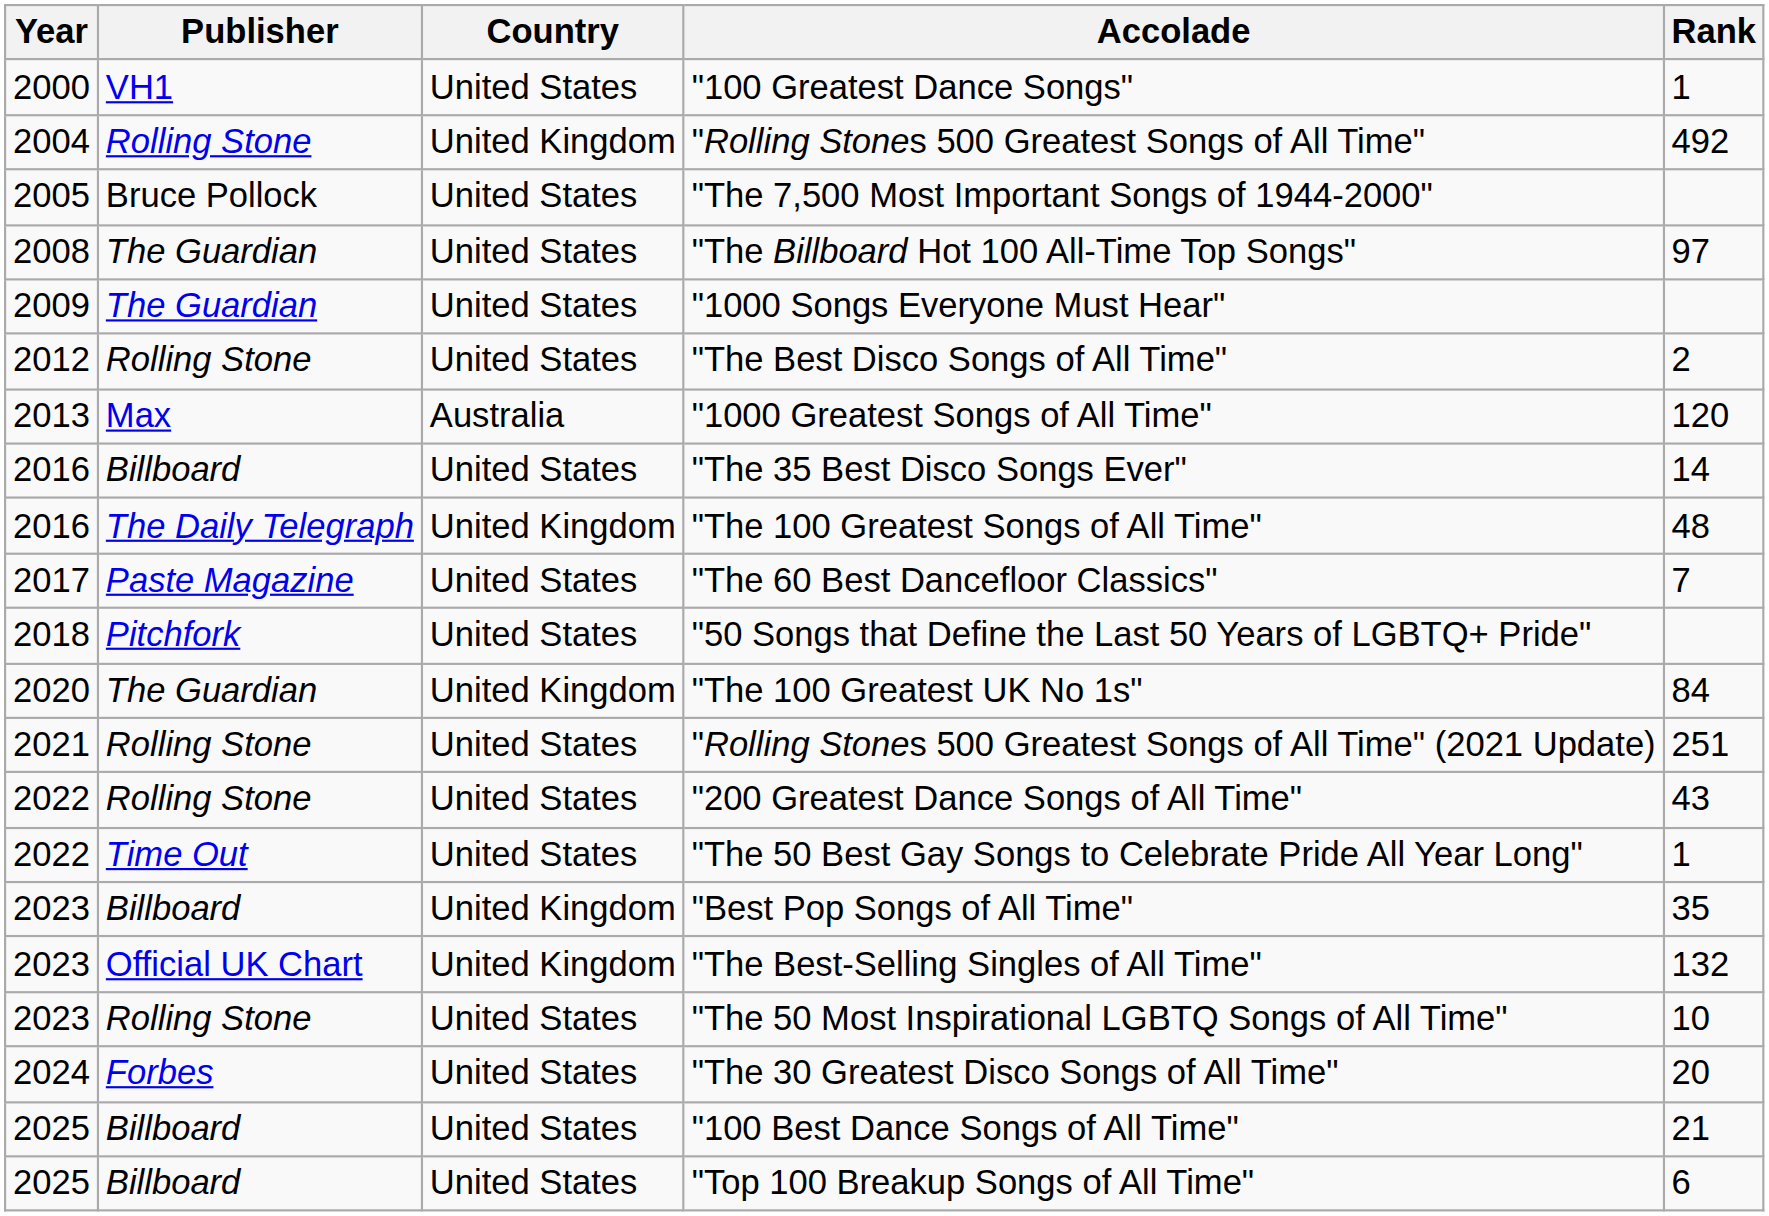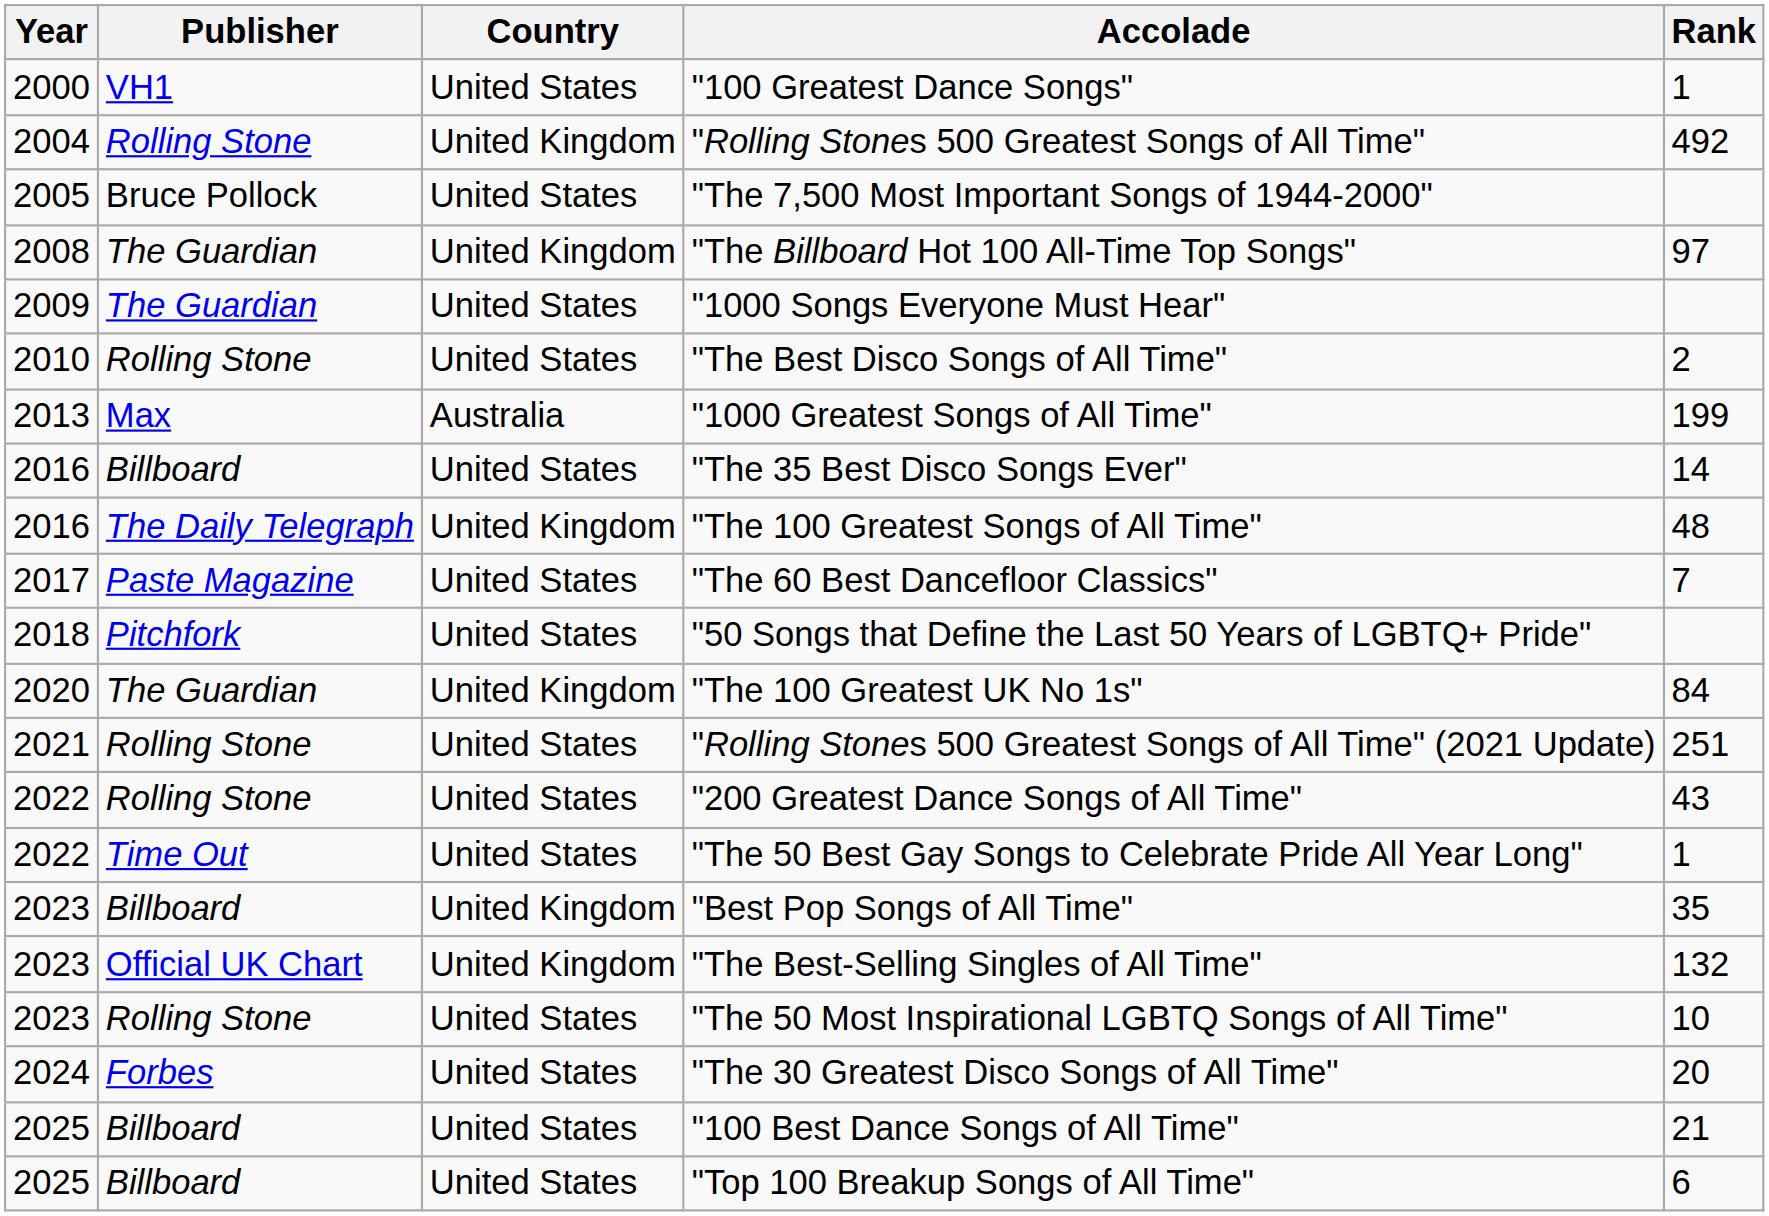(534, 251) United States -> (553, 251) United Kingdom
(51, 360) 2012 -> (51, 360) 2010
(1700, 415) 120 -> (1700, 415) 199
